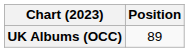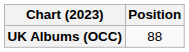(155, 36) 89 -> (155, 36) 88
